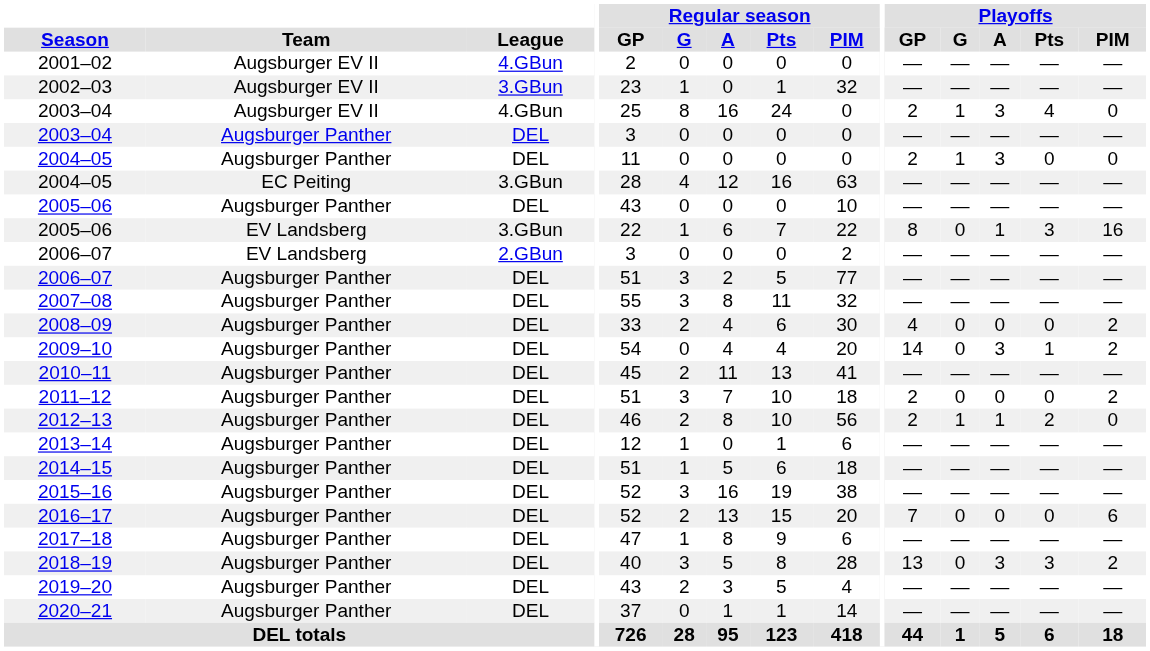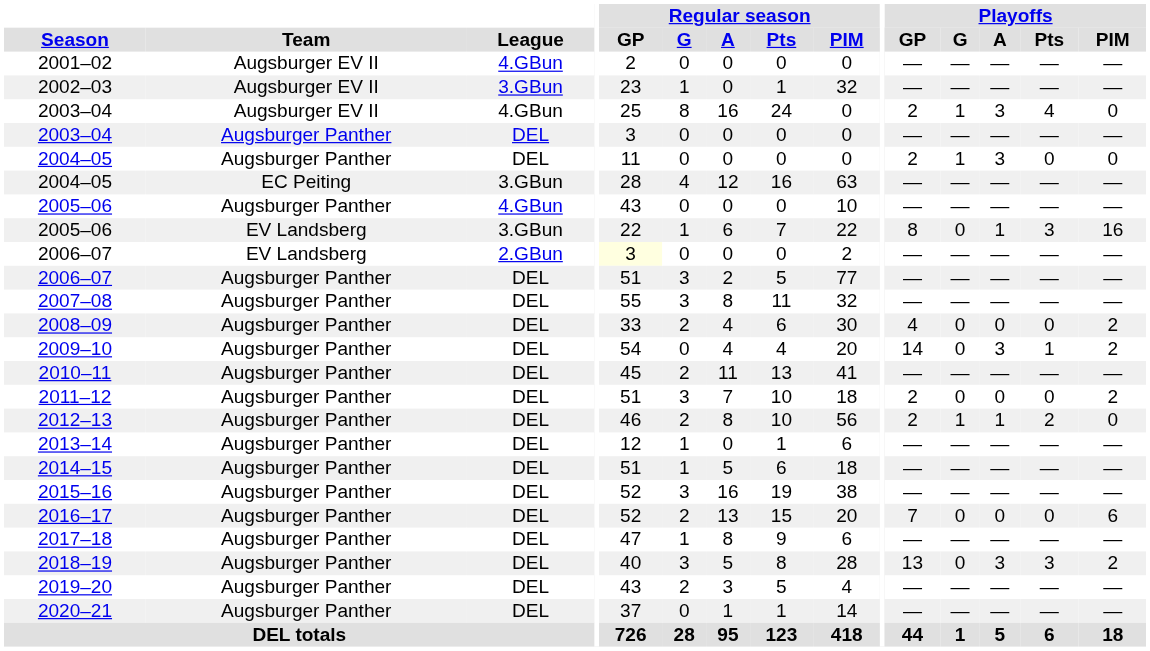(531, 206) DEL -> (531, 206) 4.GBun
(631, 253) no background -> (631, 253) lightyellow background
